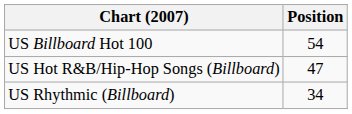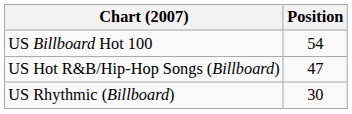(315, 95) 34 -> (315, 95) 30
